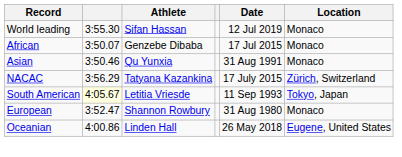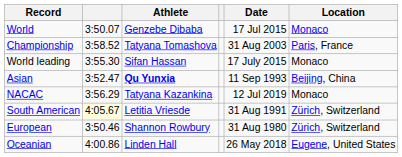+ row: (20, 29)
+ row: (40, 45)
(255, 29) 12 Jul 2019 -> (257, 62) 17 July 2015
- row: (23, 45)
(102, 62) 3:50.46 -> (102, 78) 3:52.47
(148, 62) normal -> (150, 78) bold
(253, 62) 31 Aug 1991 -> (257, 78) 11 Sep 1993
(305, 62) Monaco -> (323, 78) Beijing, China
(253, 78) 17 July 2015 -> (260, 95) 12 Jul 2019
(331, 78) Zürich, Switzerland -> (310, 95) Monaco
(253, 95) 11 Sep 1993 -> (257, 111) 31 Aug 1991
(317, 95) Tokyo, Japan -> (335, 111) Zürich, Switzerland
(102, 111) 3:52.47 -> (102, 128) 3:50.46
(305, 111) Monaco -> (335, 128) Zürich, Switzerland
